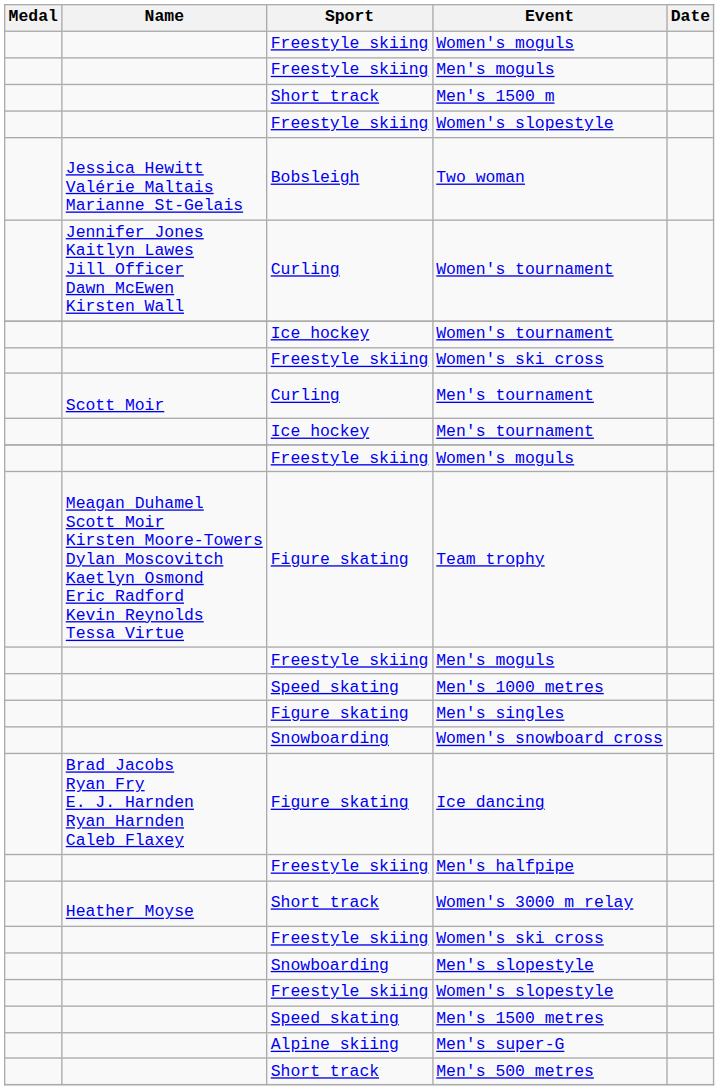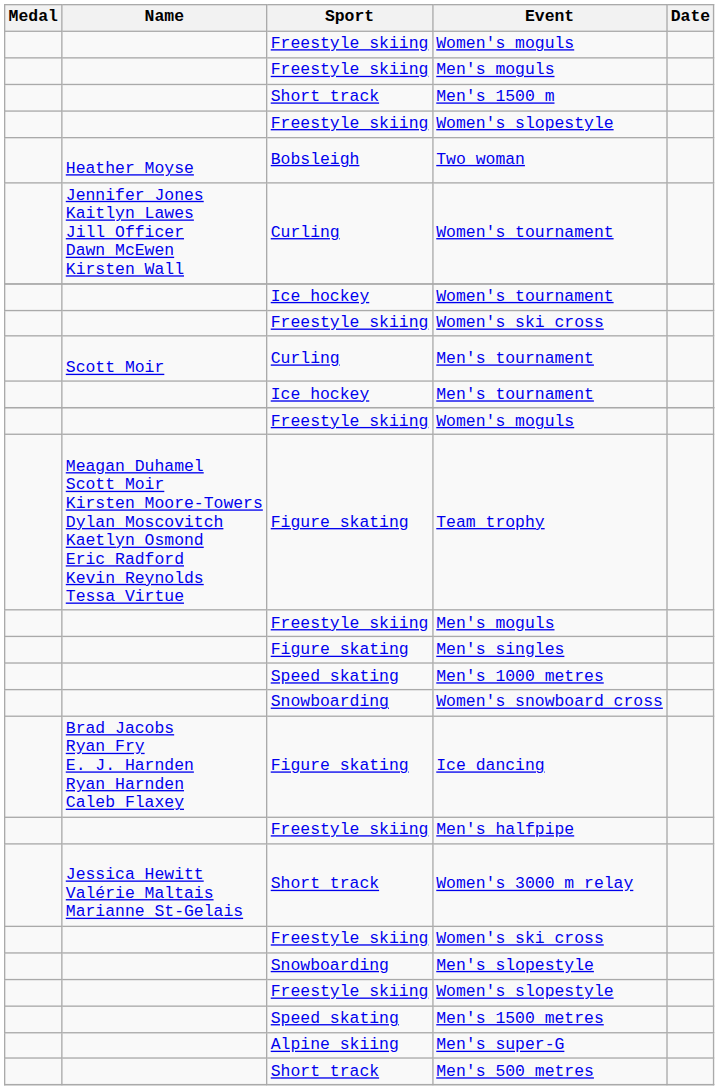(154, 188) Jessica Hewitt Valérie Maltais Marianne St-Gelais -> (130, 169) Heather Moyse
rows swapped: (335, 687) <-> (340, 714)
(130, 913) Heather Moyse -> (154, 894) Jessica Hewitt Valérie Maltais Marianne St-Gelais
